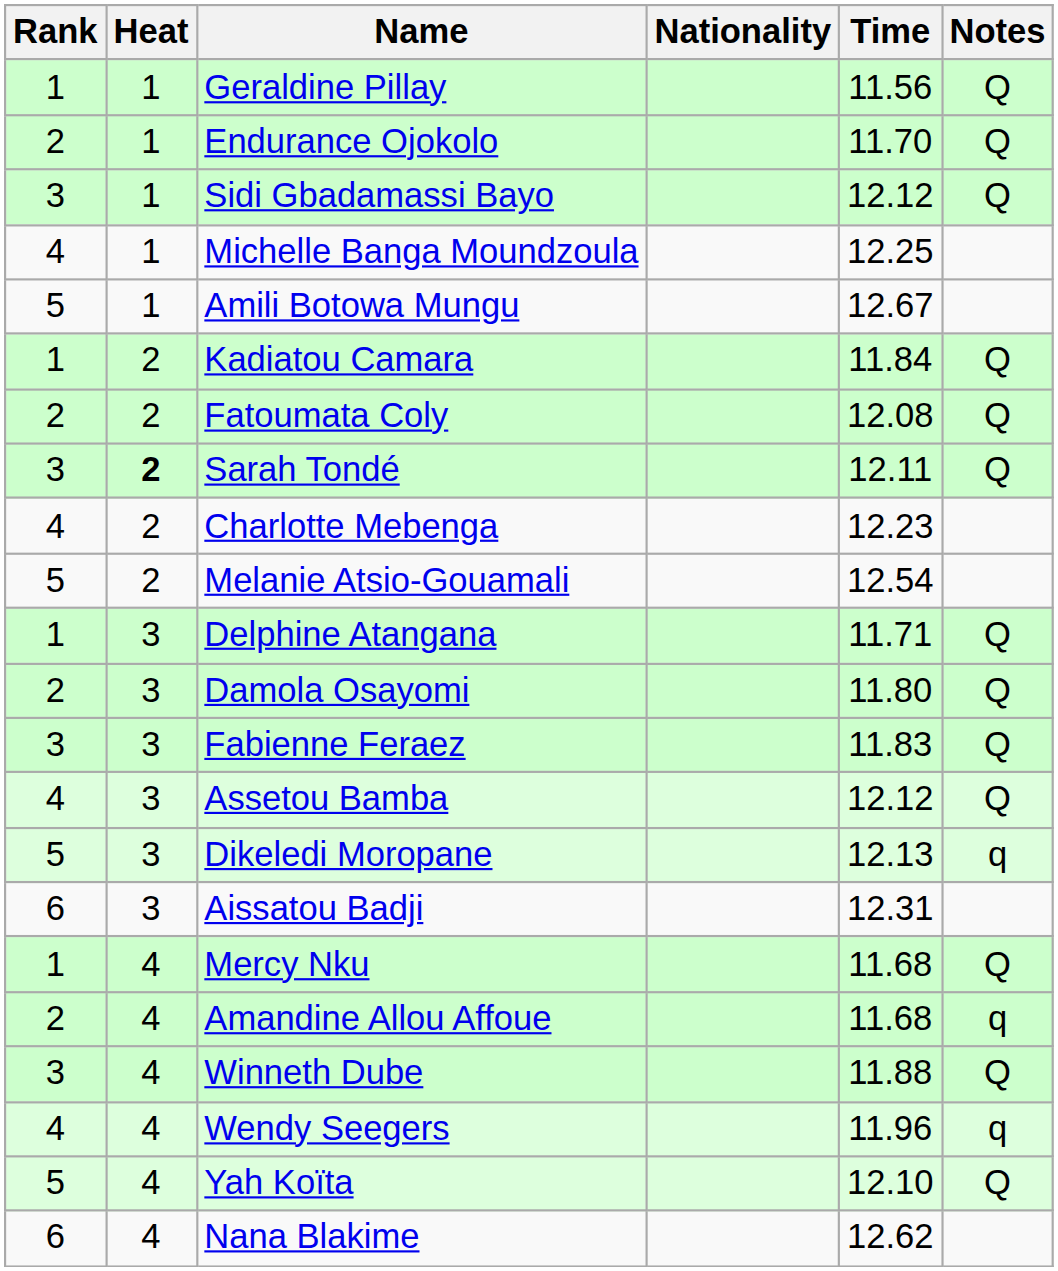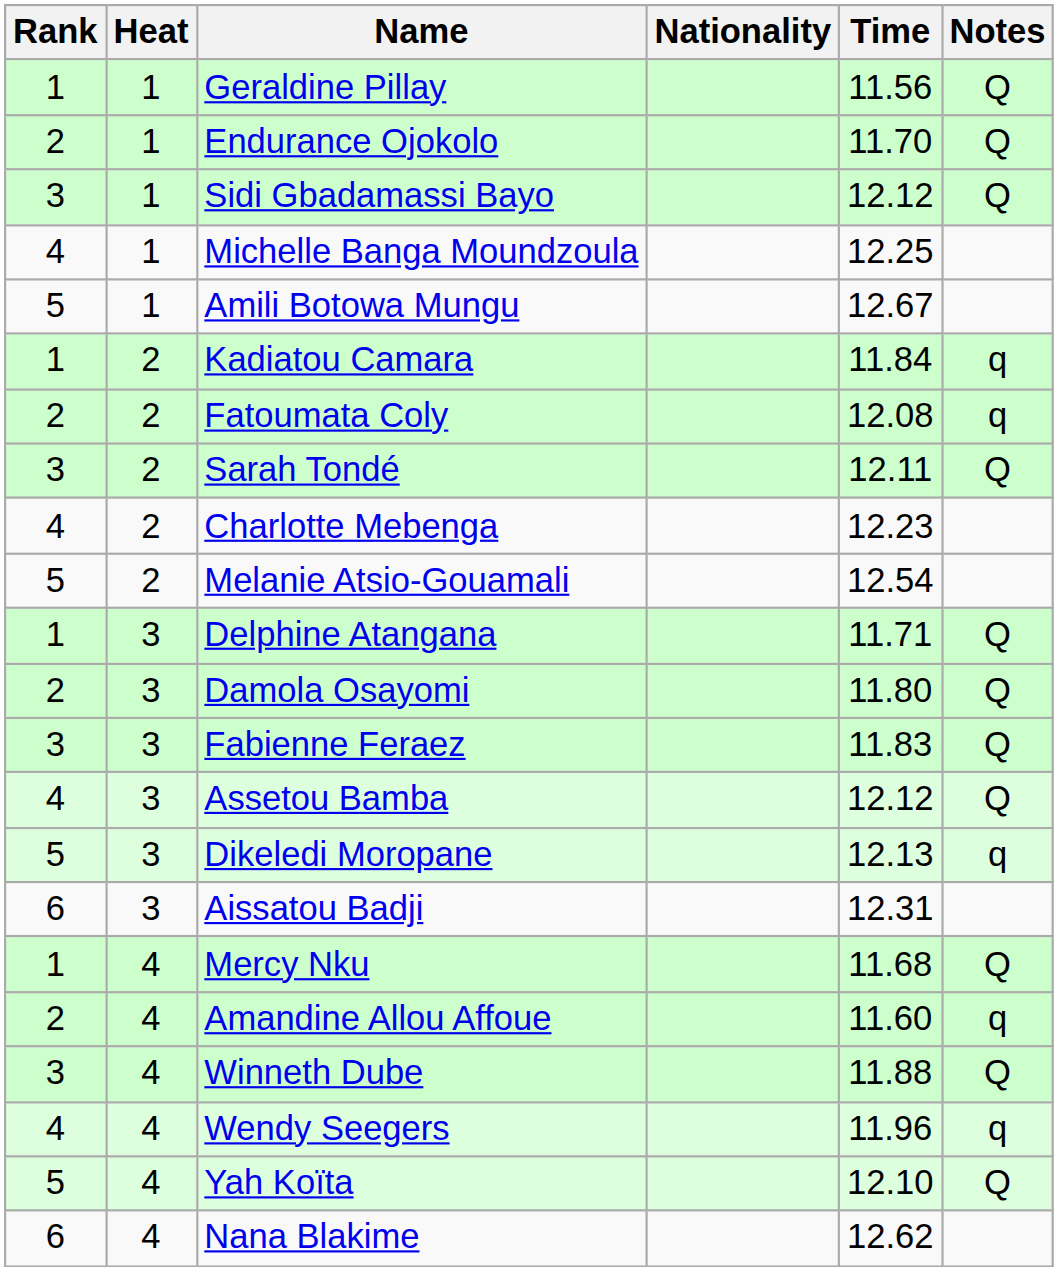(998, 360) Q -> (997, 360) q
(998, 415) Q -> (997, 415) q
(151, 470) bold -> (151, 470) normal
(890, 1018) 11.68 -> (890, 1018) 11.60
